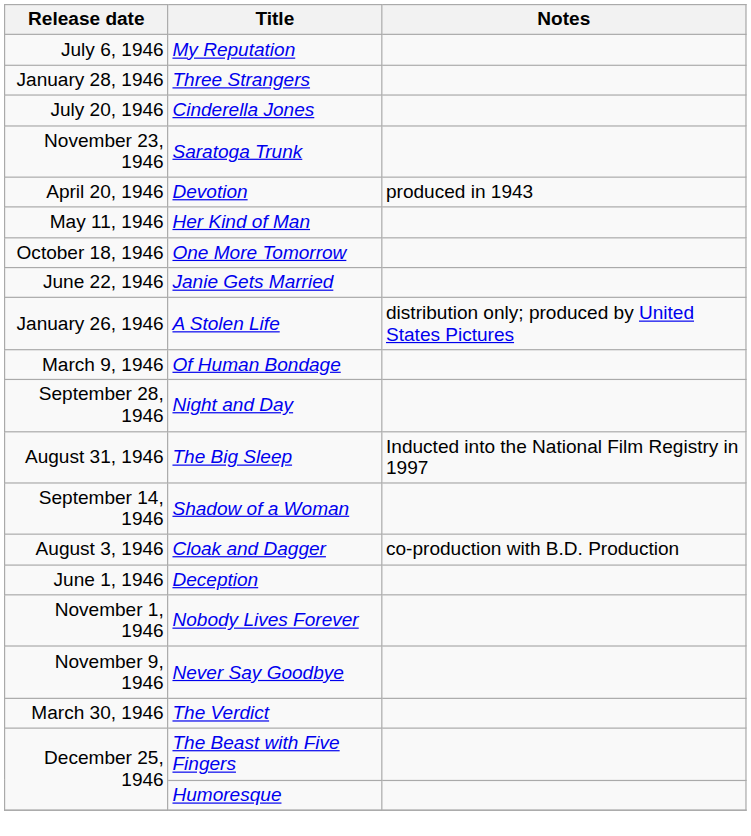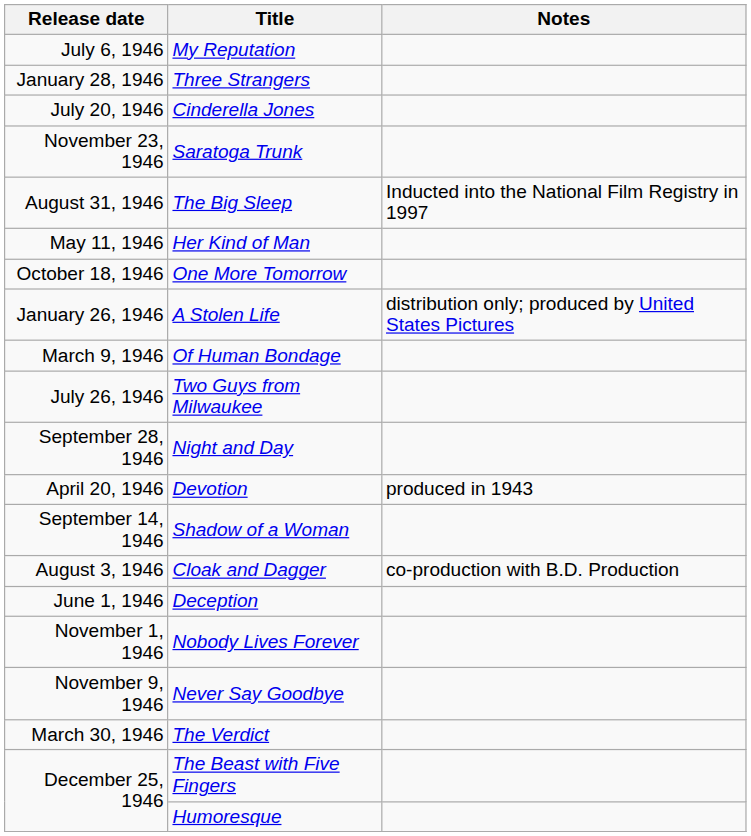rows swapped: (210, 191) <-> (232, 456)
- row: (253, 282)
+ row: (236, 396)
